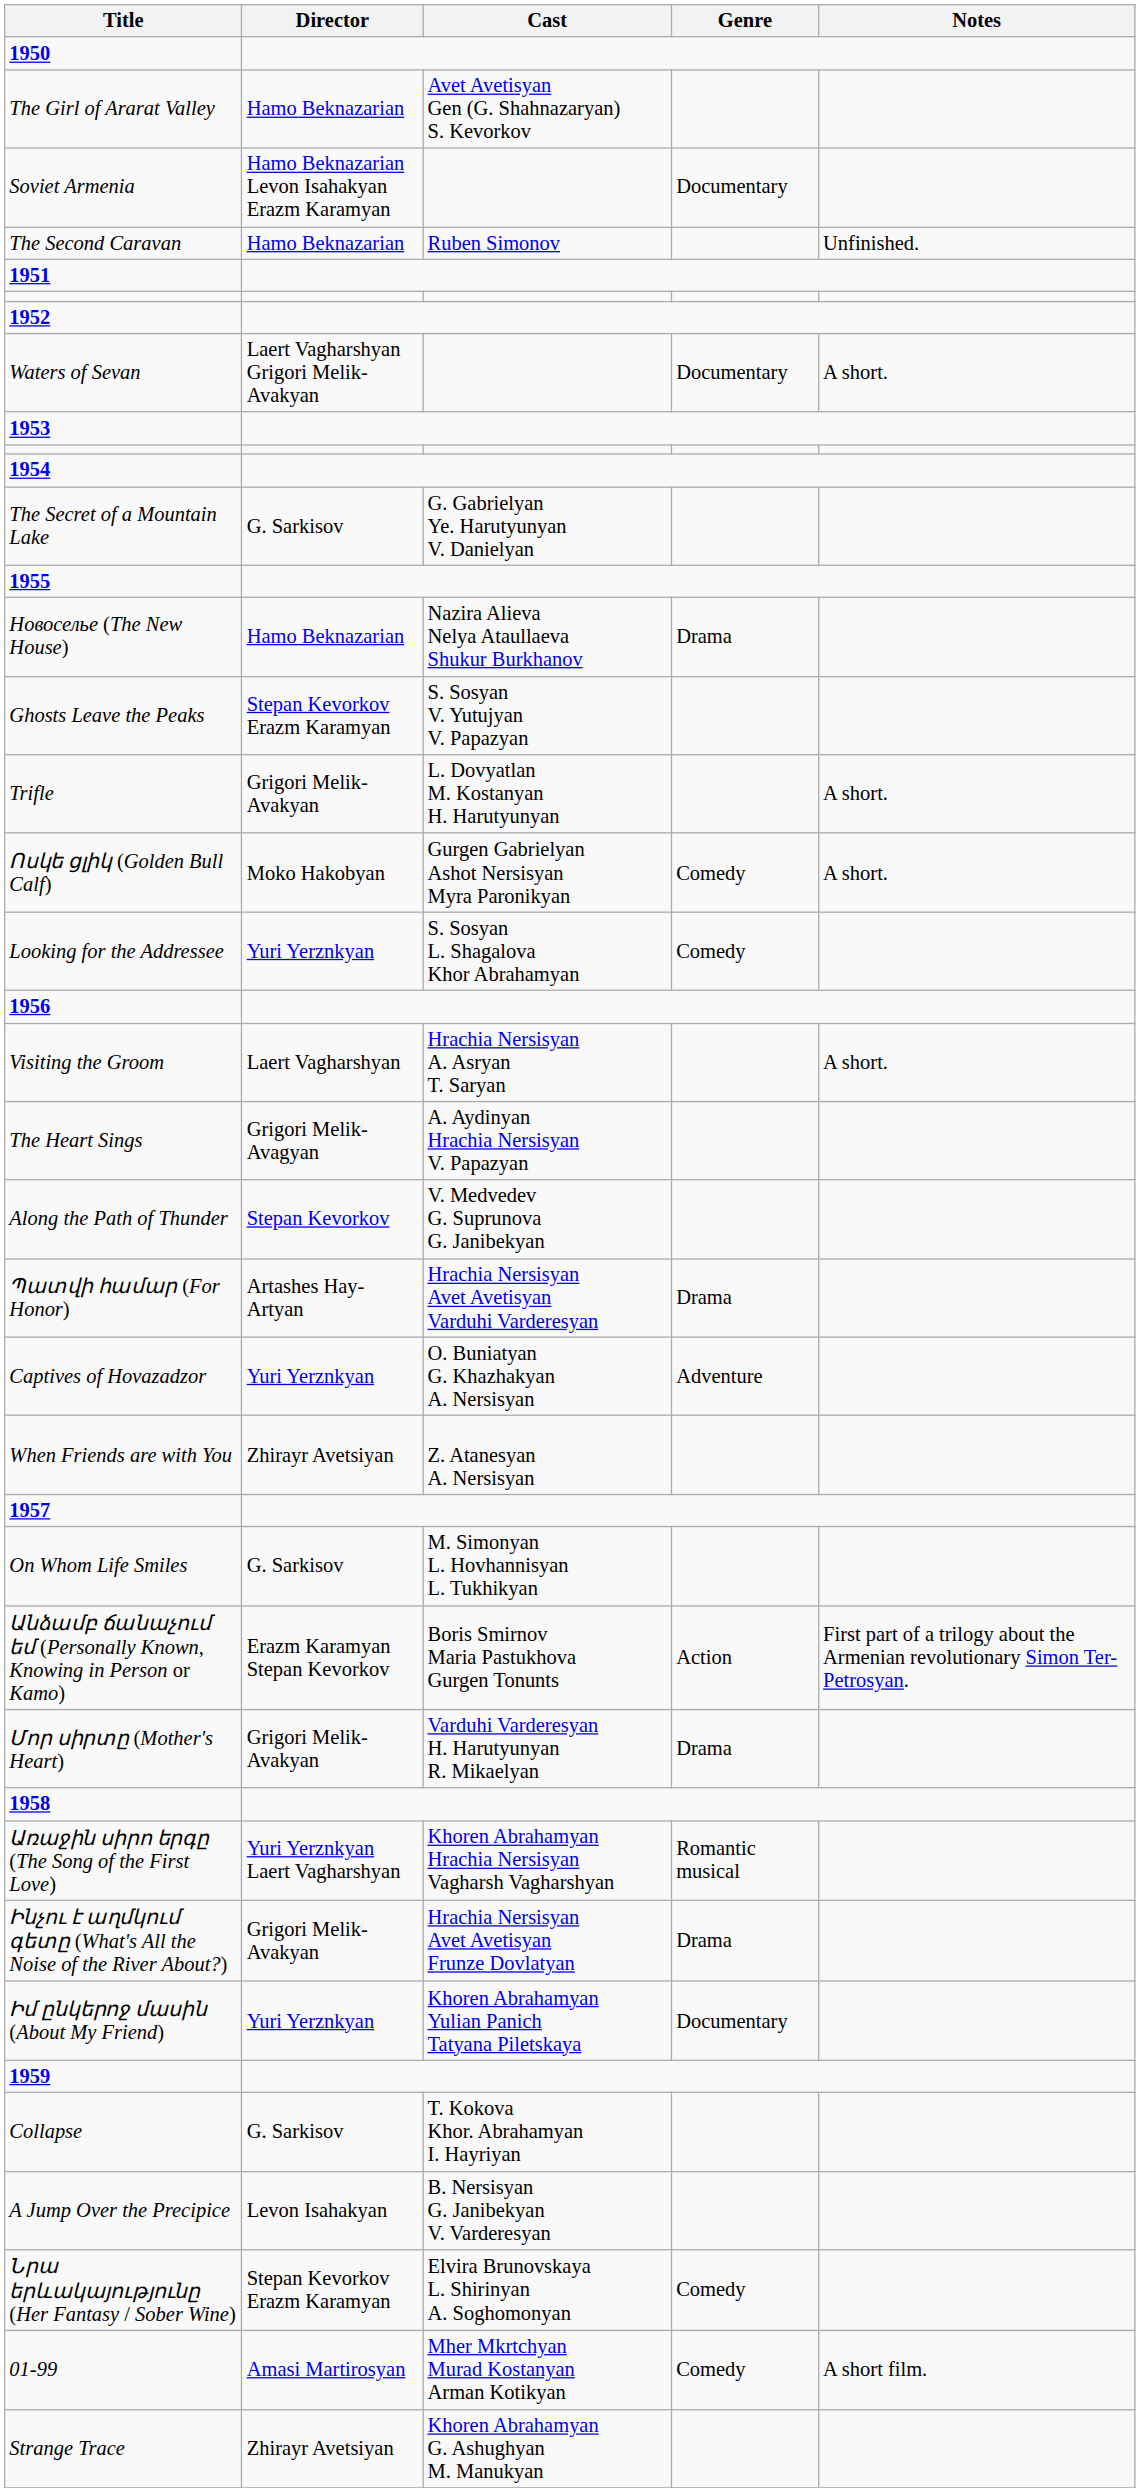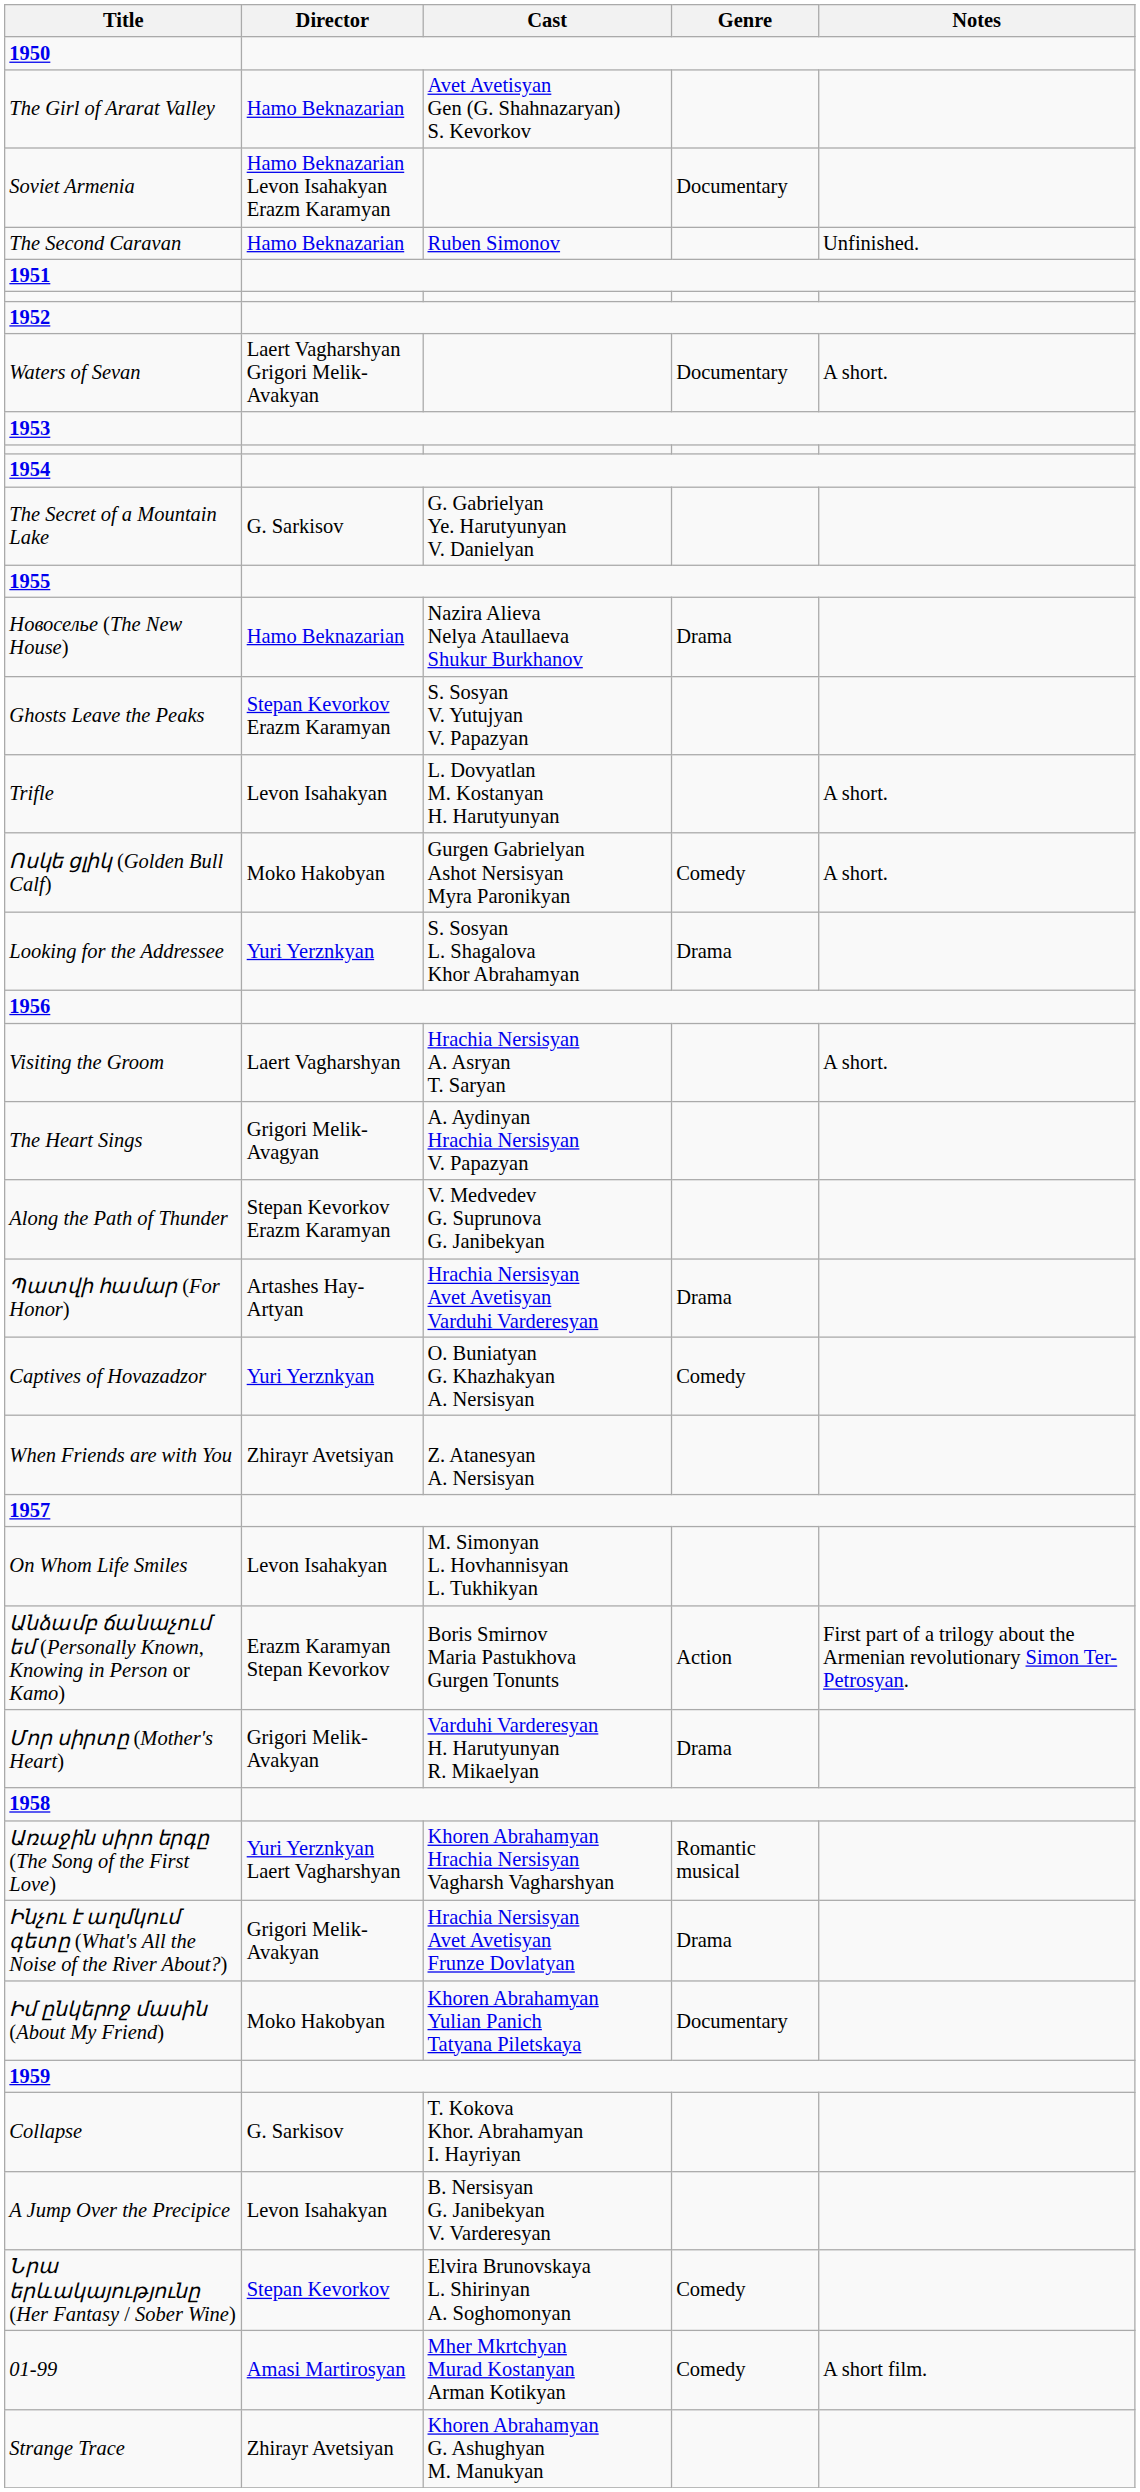(307, 793) Grigori Melik-Avakyan -> (317, 793) Levon Isahakyan
(711, 950) Comedy -> (704, 950) Drama
(318, 1219) Stepan Kevorkov -> (319, 1219) Stepan Kevorkov Erazm Karamyan
(719, 1376) Adventure -> (711, 1376) Comedy
(295, 1565) G. Sarkisov -> (317, 1565) Levon Isahakyan
(310, 2020) Yuri Yerznkyan -> (316, 2020) Moko Hakobyan
(319, 2290) Stepan Kevorkov Erazm Karamyan -> (318, 2290) Stepan Kevorkov
